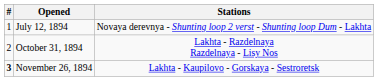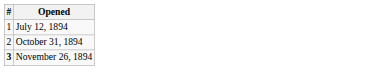- column: (234, 12)
